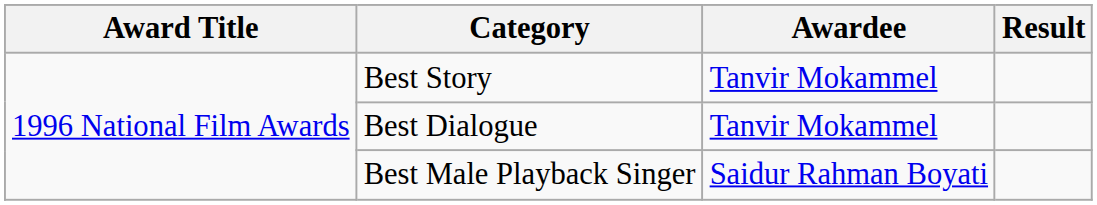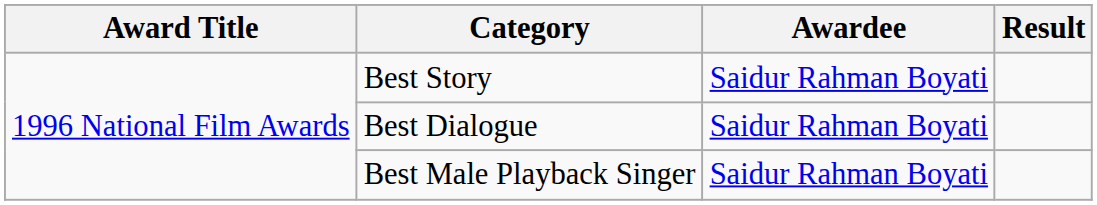(824, 77) Tanvir Mokammel -> (849, 77) Saidur Rahman Boyati
(824, 125) Tanvir Mokammel -> (849, 125) Saidur Rahman Boyati
